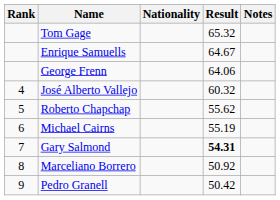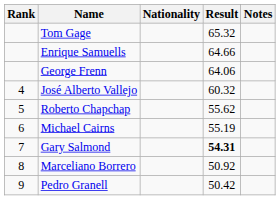(222, 52) 64.67 -> (222, 52) 64.66
